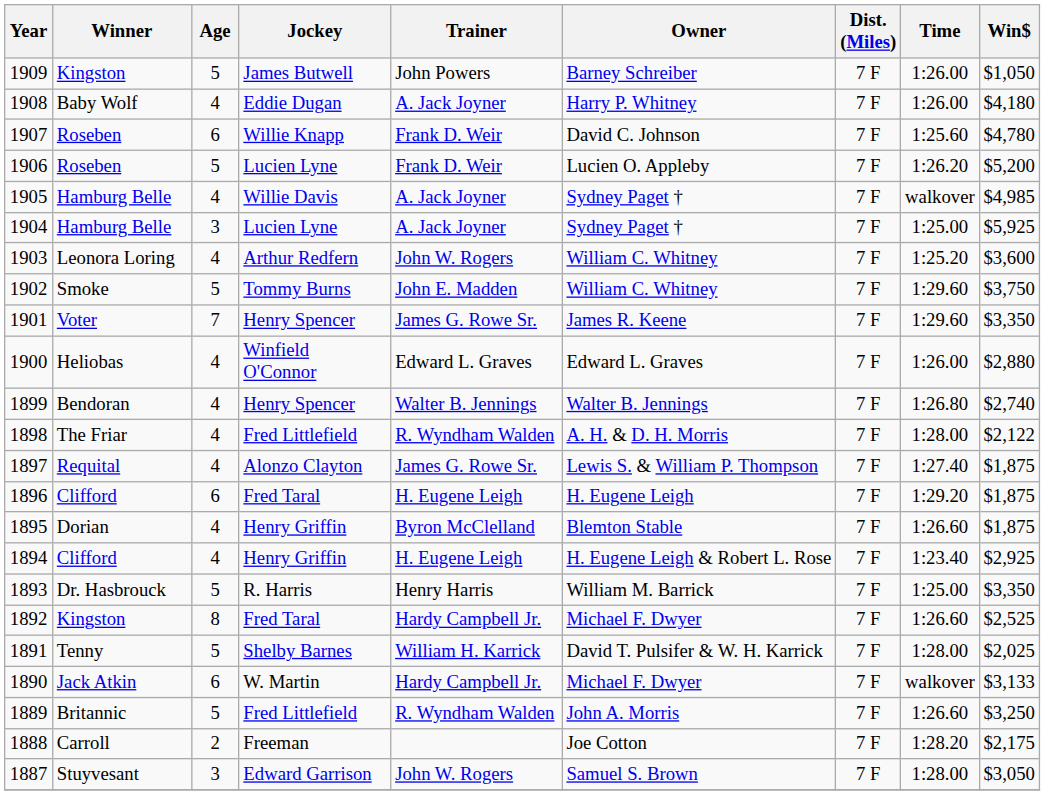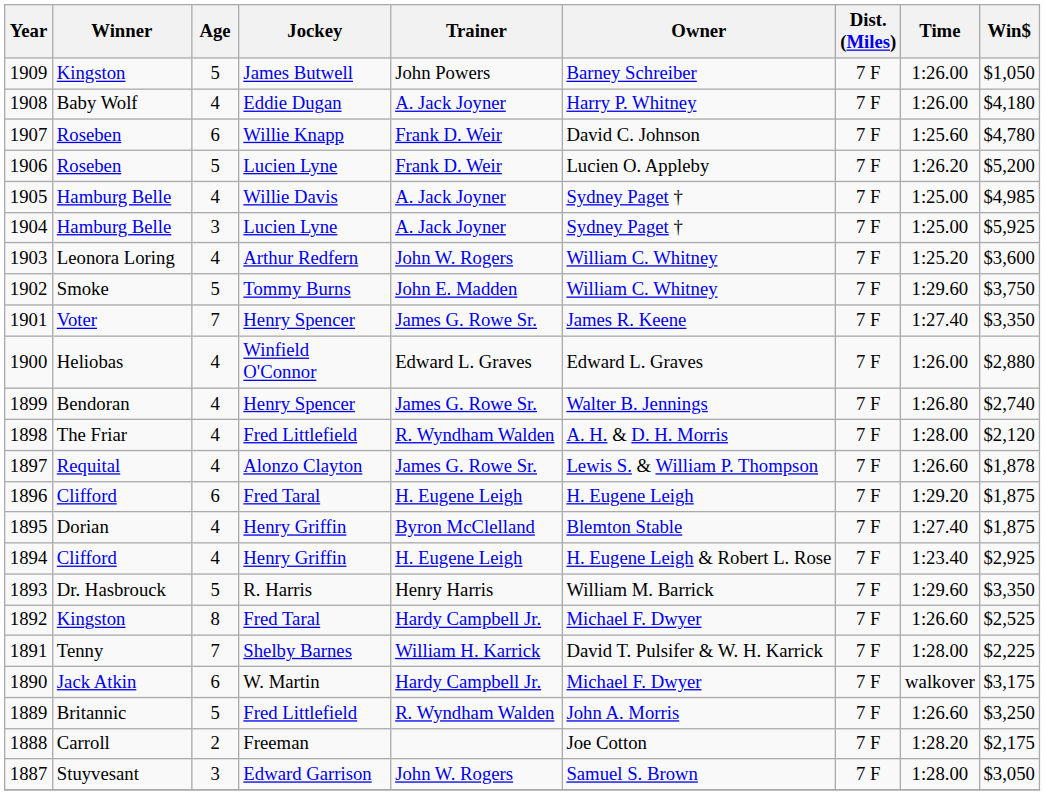(940, 196) walkover -> (940, 196) 1:25.00
(940, 320) 1:29.60 -> (940, 320) 1:27.40
(466, 404) Walter B. Jennings -> (466, 404) James G. Rowe Sr.
(1009, 435) $2,122 -> (1009, 435) $2,120
(940, 465) 1:27.40 -> (940, 465) 1:26.60
(1009, 465) $1,875 -> (1009, 465) $1,878
(940, 527) 1:26.60 -> (940, 527) 1:27.40
(940, 589) 1:25.00 -> (940, 589) 1:29.60
(215, 651) 5 -> (215, 651) 7
(1009, 651) $2,025 -> (1009, 651) $2,225
(1009, 682) $3,133 -> (1009, 682) $3,175
